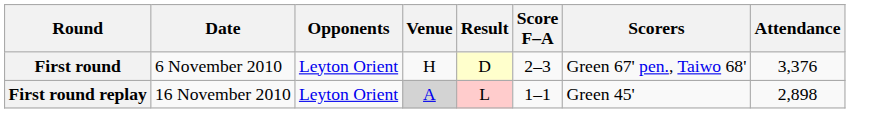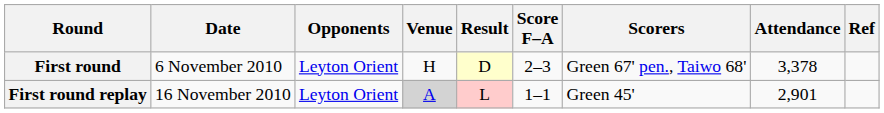+ column: (862, 28)
(797, 66) 3,376 -> (797, 66) 3,378
(797, 94) 2,898 -> (797, 94) 2,901
